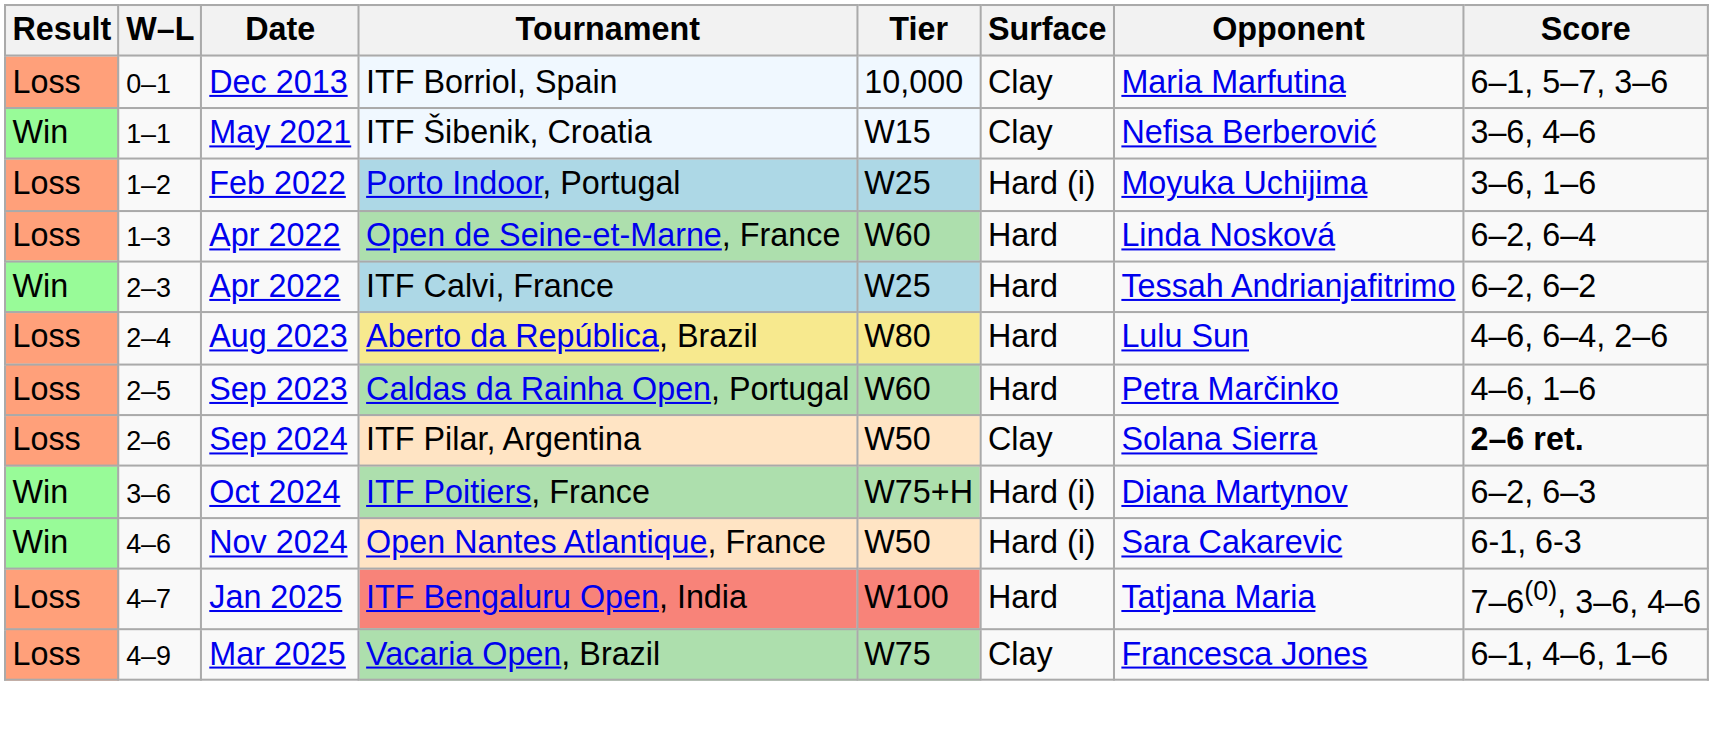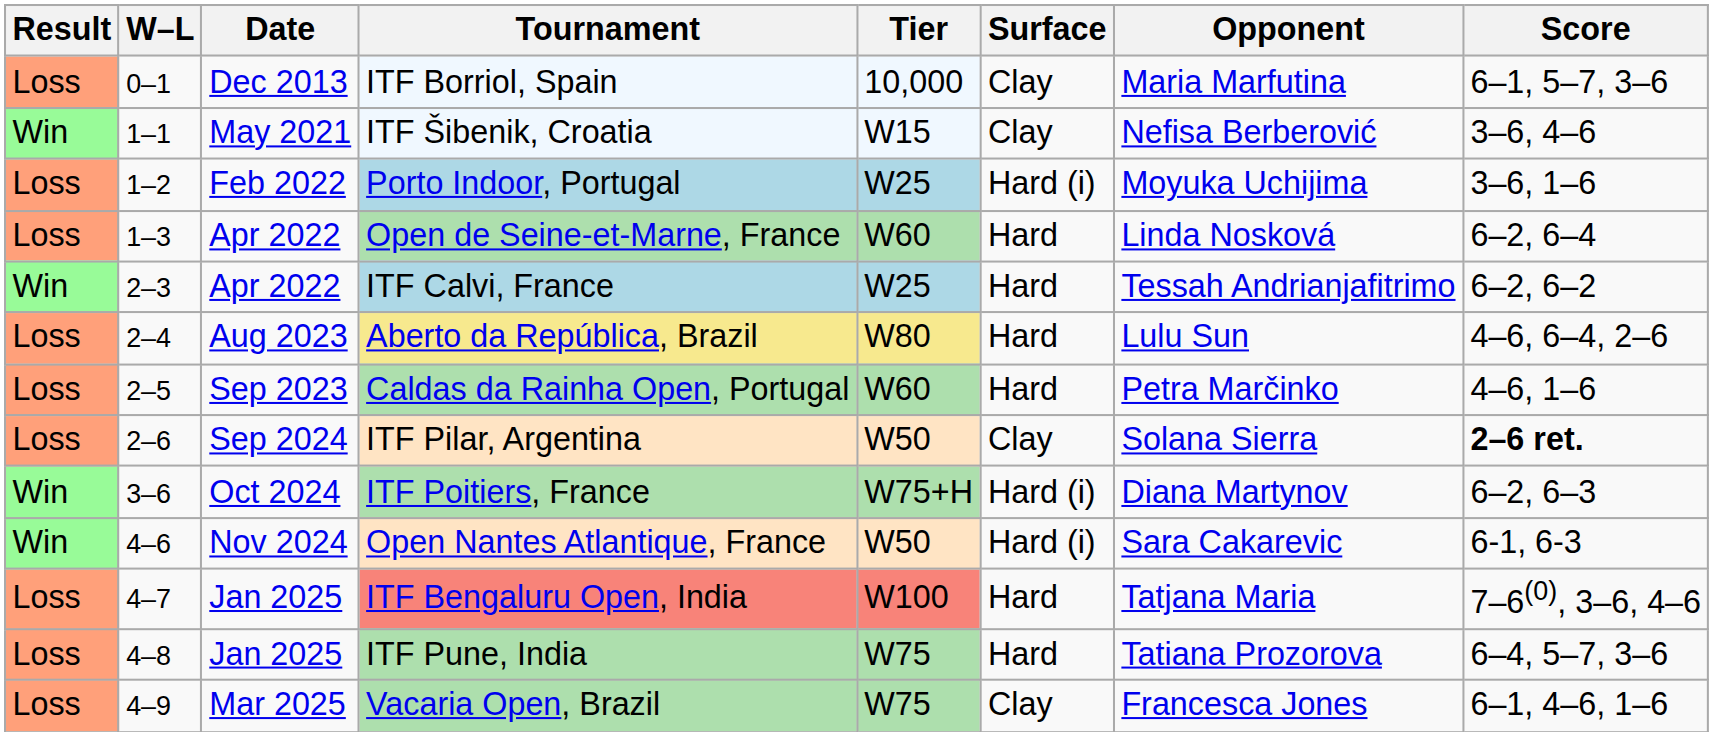+ row: (477, 653)
